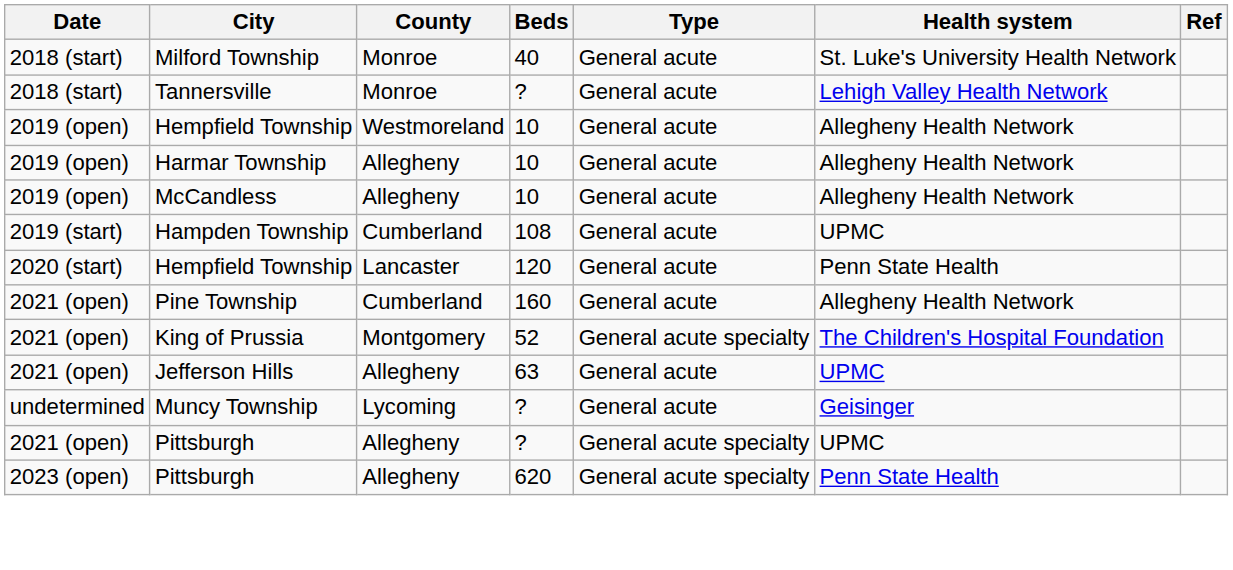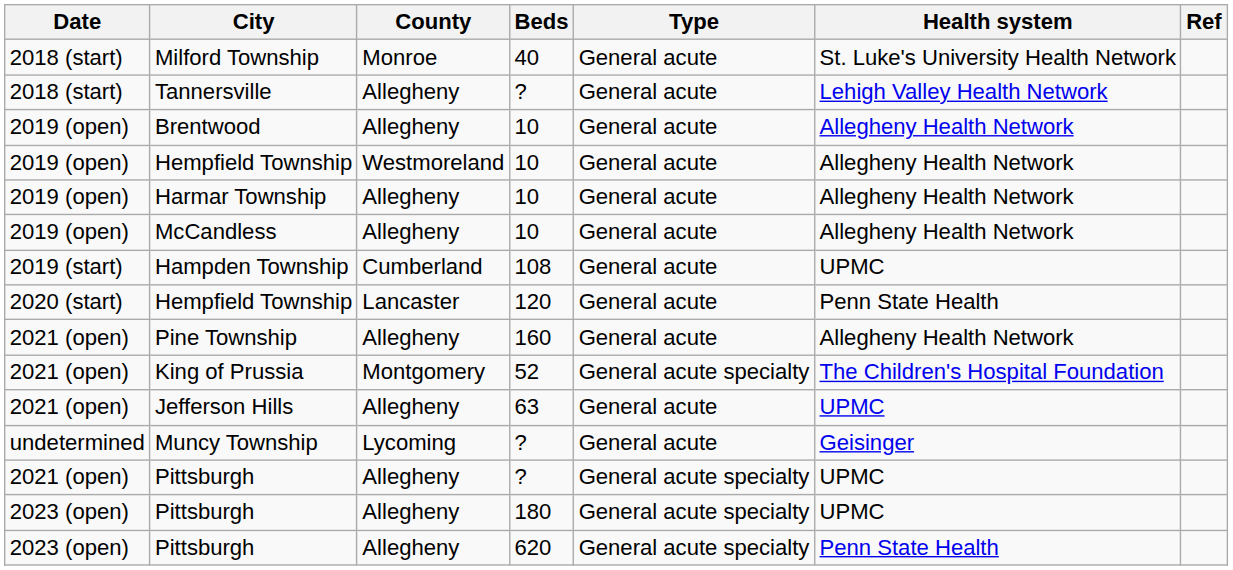(400, 92) Monroe -> (411, 92) Allegheny
+ row: (208, 127)
(422, 302) Cumberland -> (411, 337) Allegheny
+ row: (205, 512)
